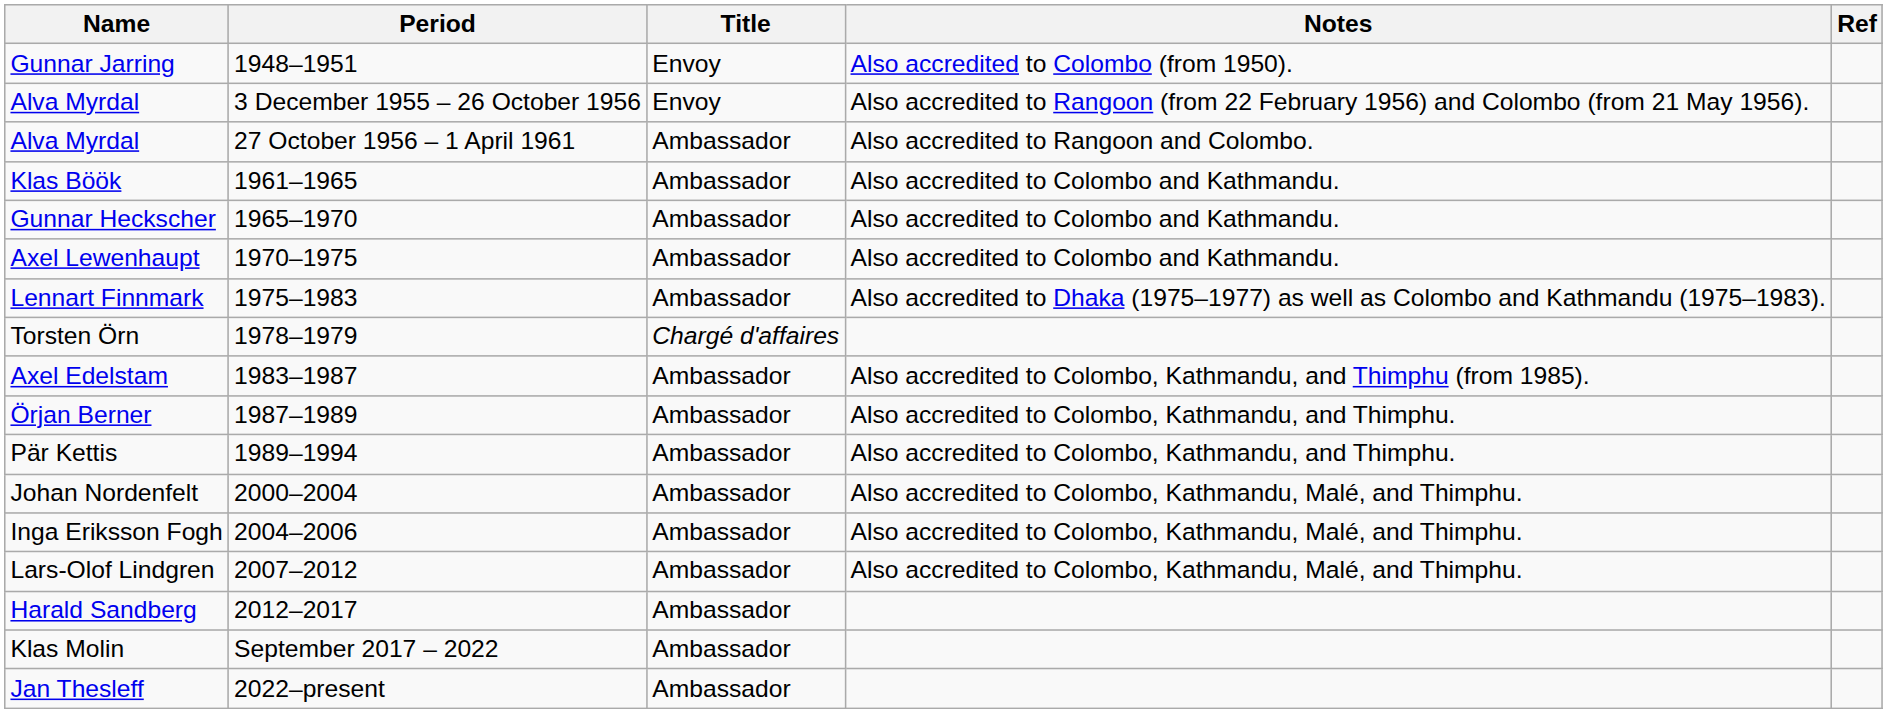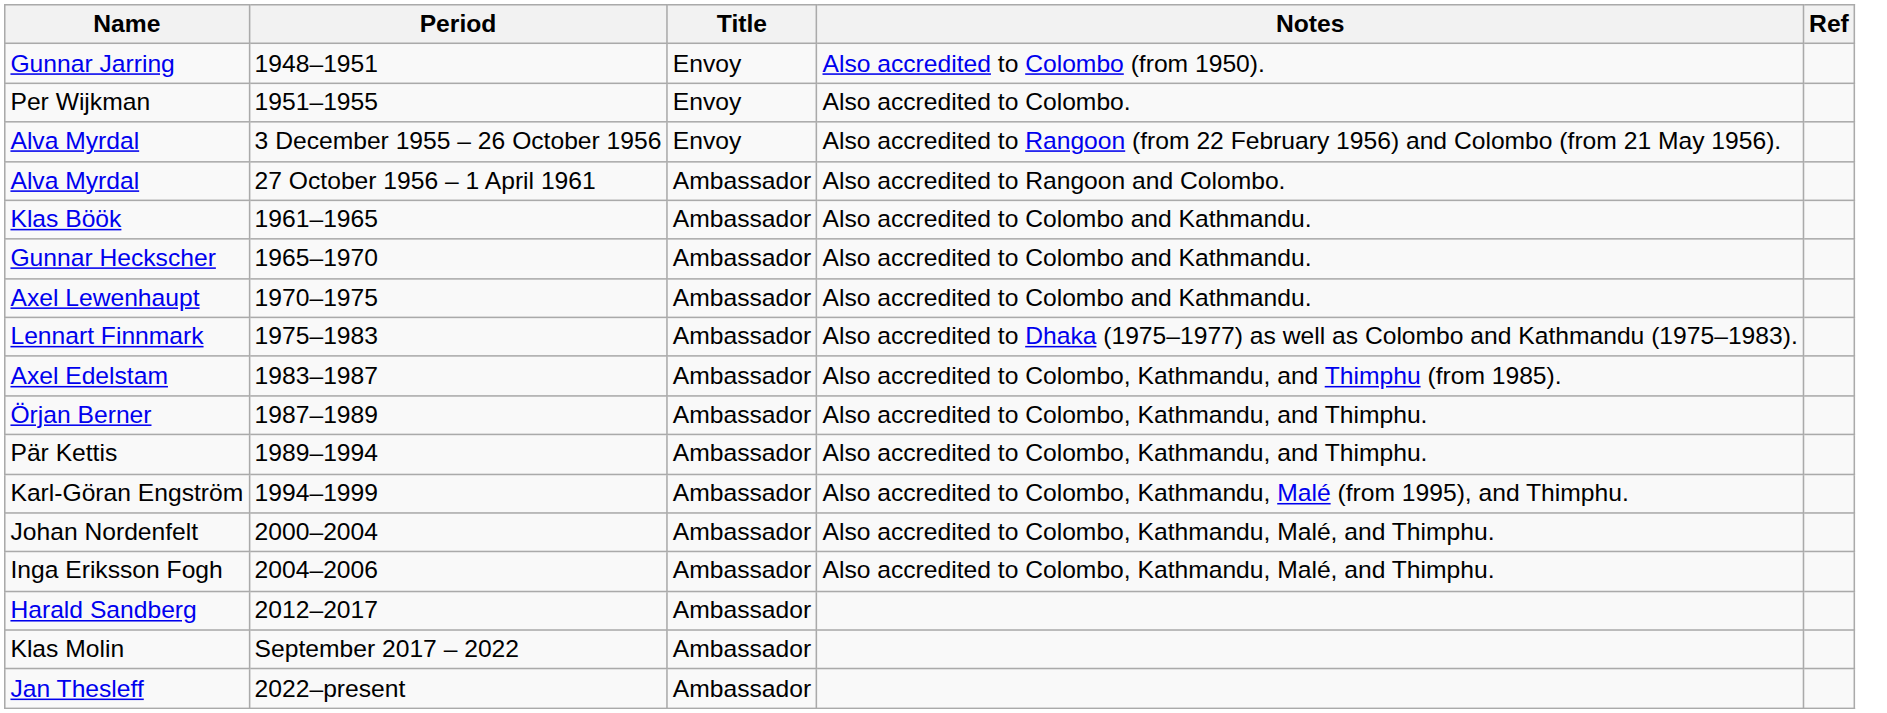+ row: (80, 102)
- row: (75, 336)
+ row: (127, 492)
- row: (112, 571)
